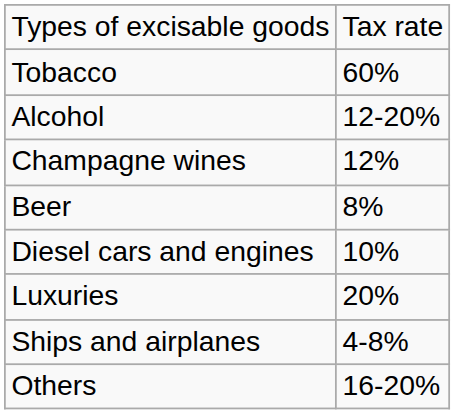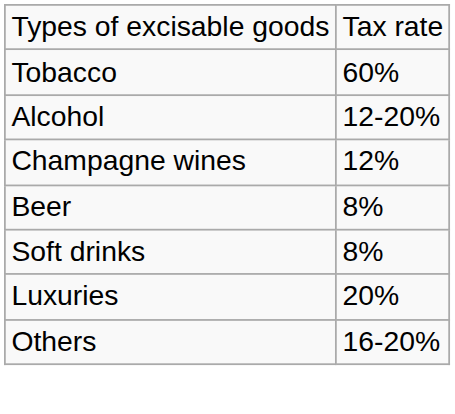+ row: (78, 251)
- row: (163, 251)
- row: (136, 341)
